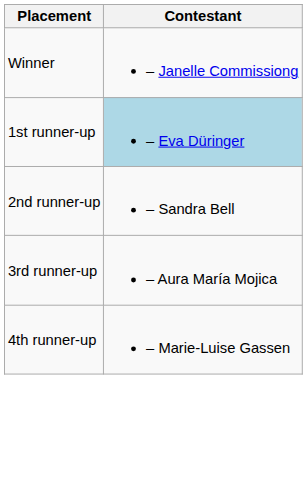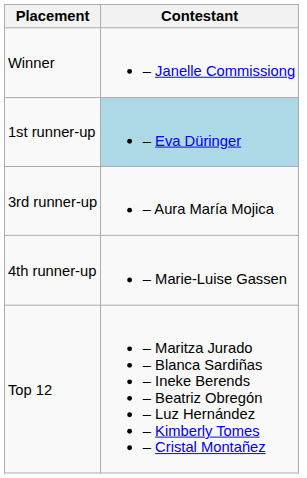- row: (54, 201)
+ row: (30, 389)
